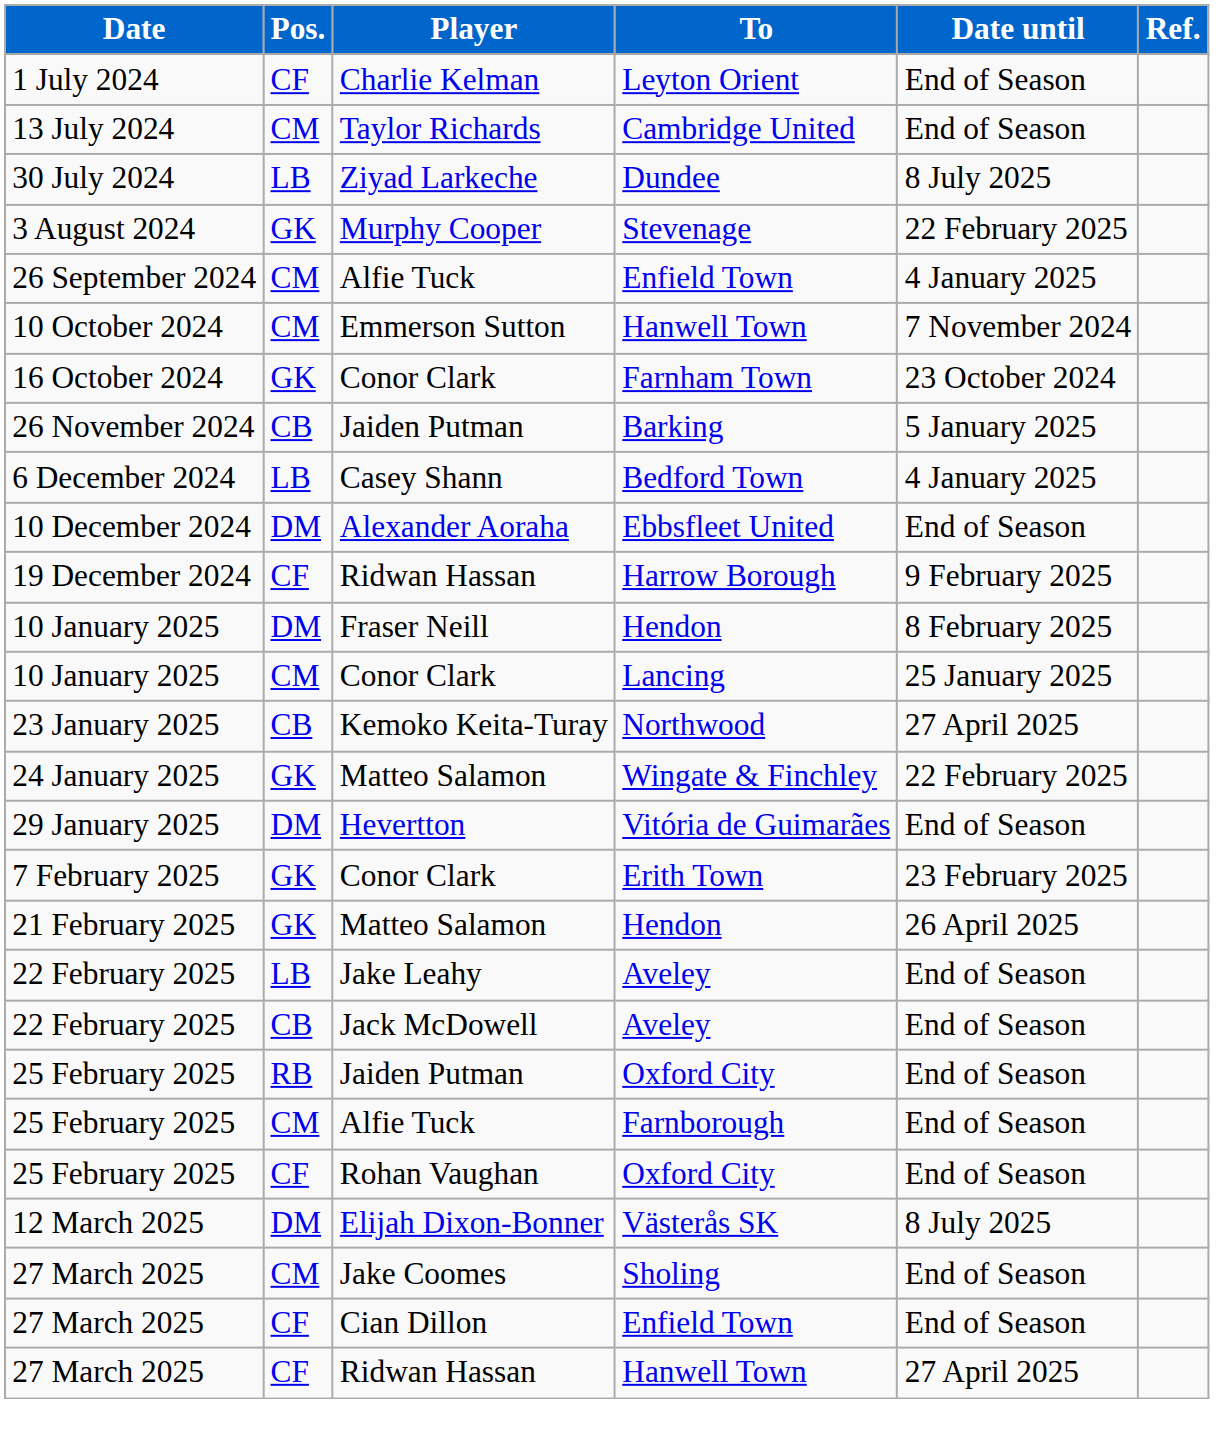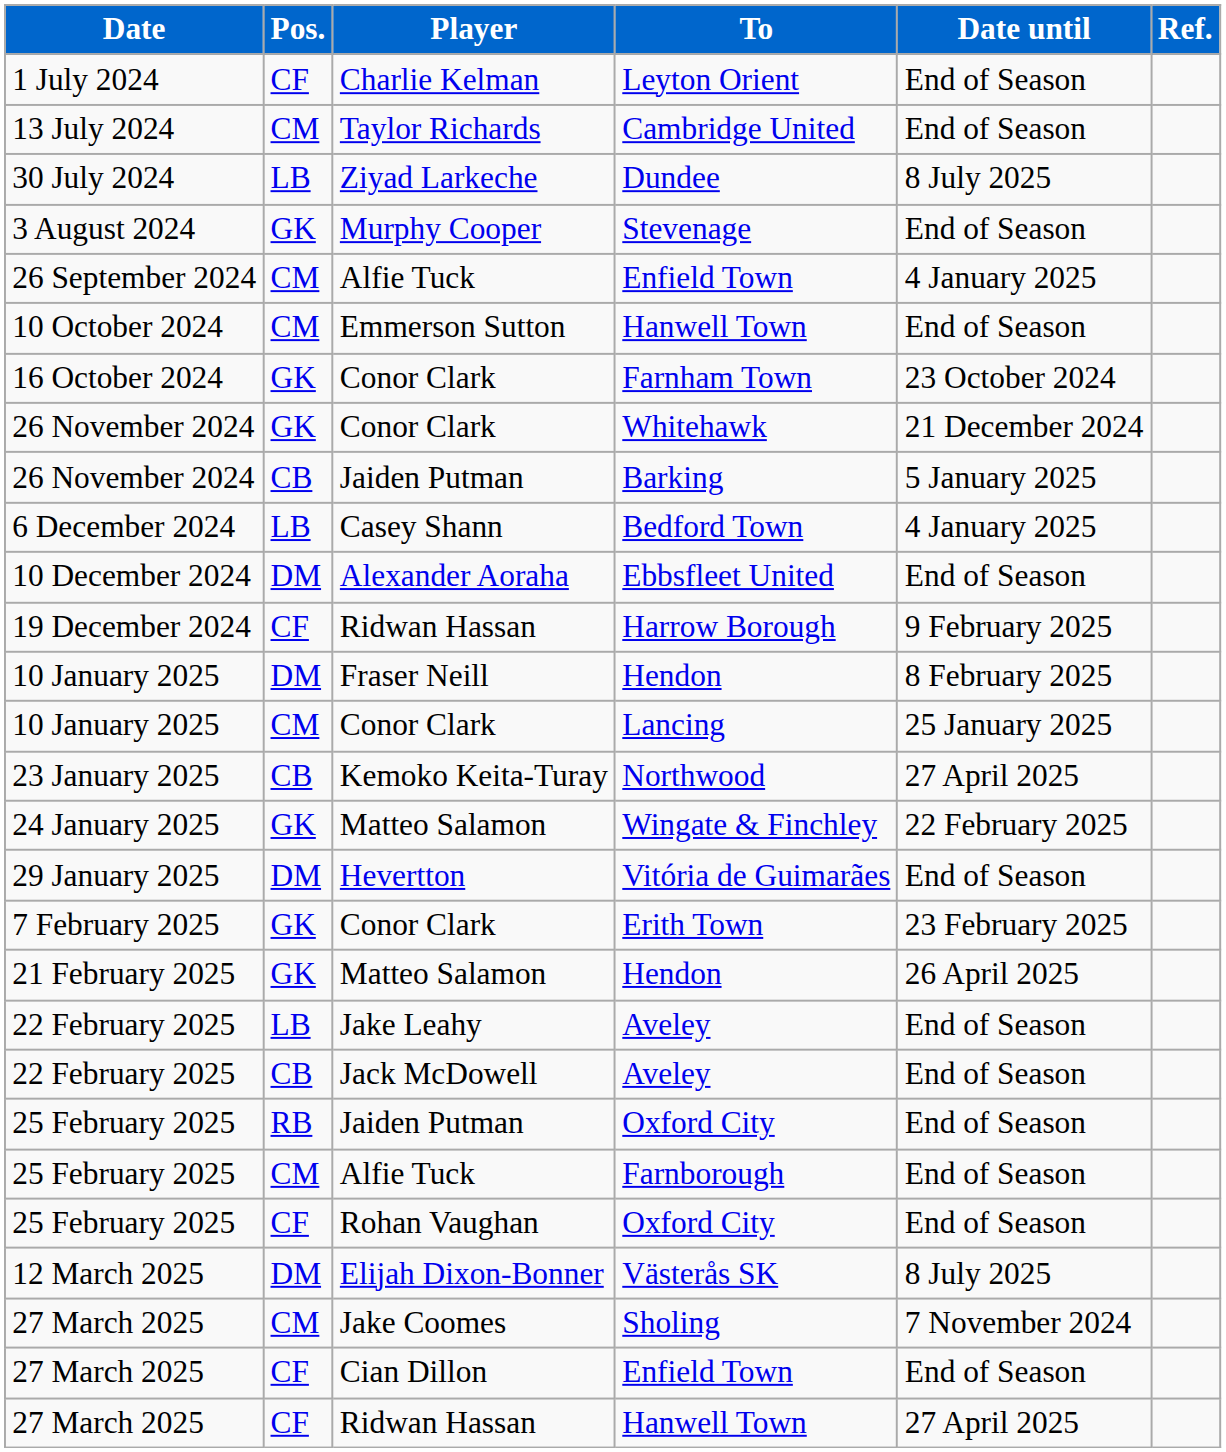(1016, 228) 22 February 2025 -> (995, 228) End of Season
(1018, 327) 7 November 2024 -> (995, 327) End of Season
+ row: (418, 427)
(995, 1272) End of Season -> (1018, 1322) 7 November 2024
